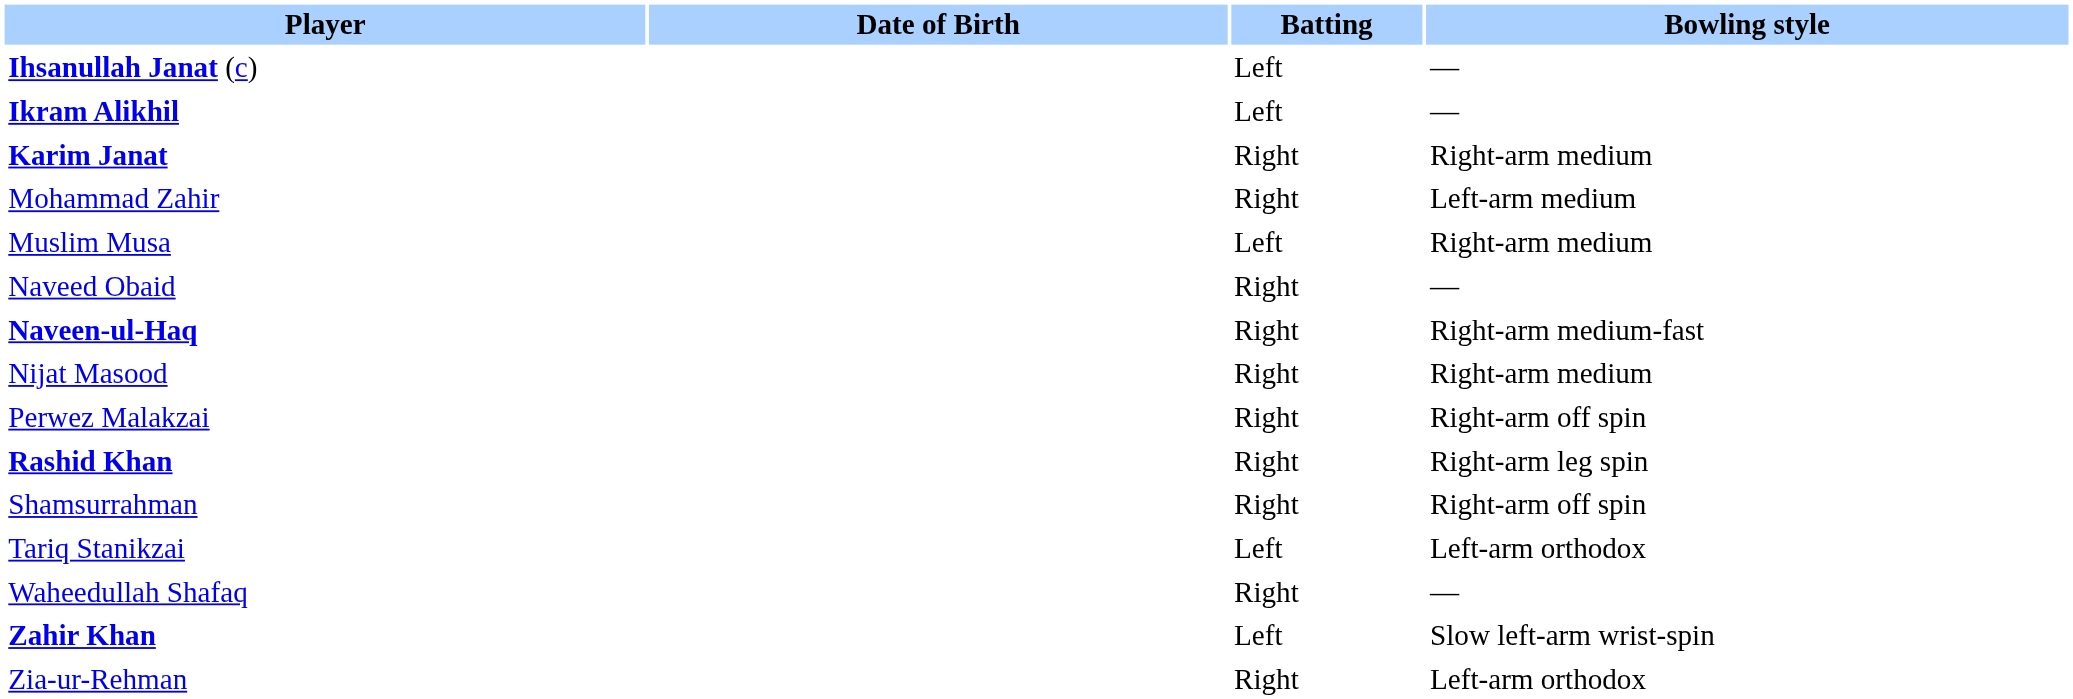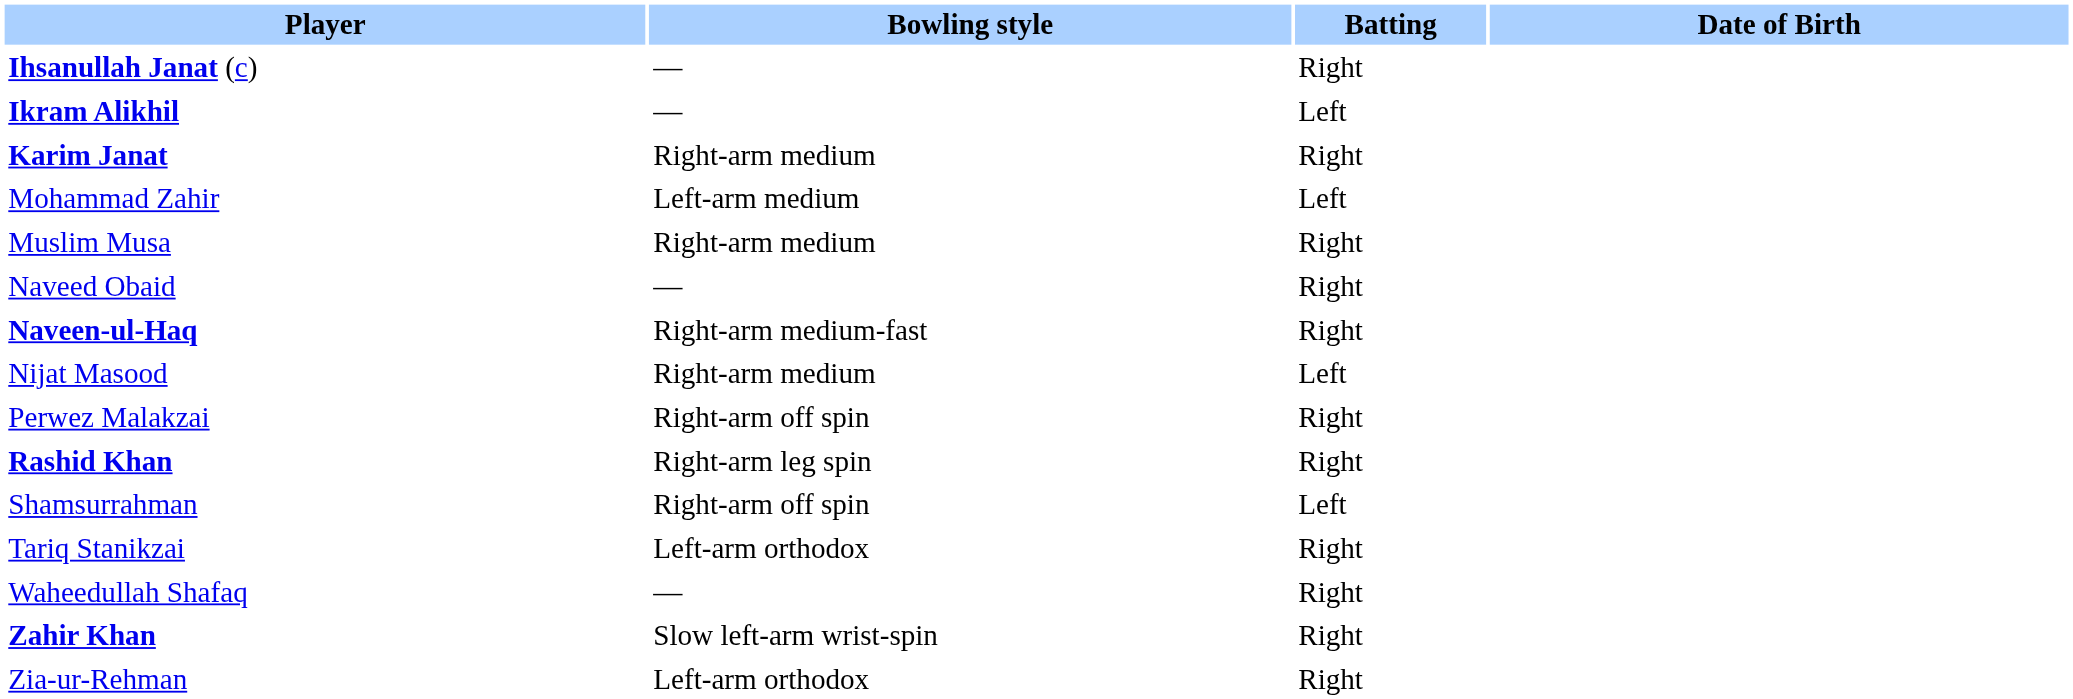columns swapped: (938, 24) <-> (1747, 24)
(1258, 67) Left -> (1331, 67) Right
(1266, 198) Right -> (1322, 198) Left
(1258, 242) Left -> (1331, 242) Right
(1266, 373) Right -> (1322, 373) Left
(1266, 504) Right -> (1322, 504) Left
(1258, 548) Left -> (1331, 548) Right
(1258, 635) Left -> (1331, 635) Right
